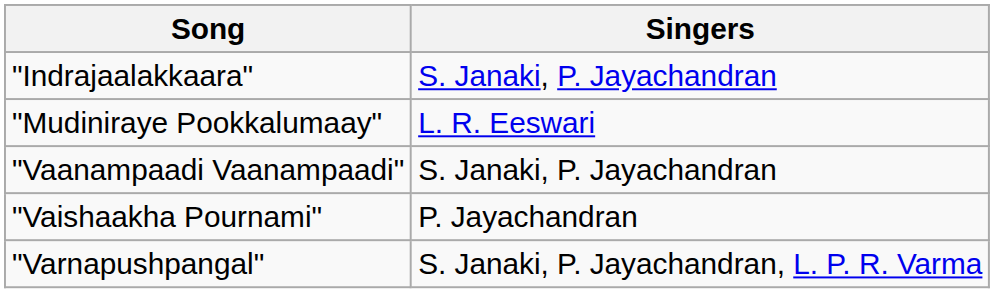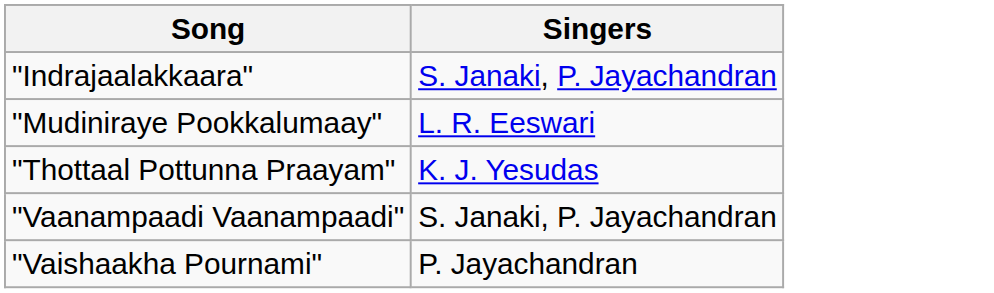+ row: (204, 170)
- row: (138, 265)
